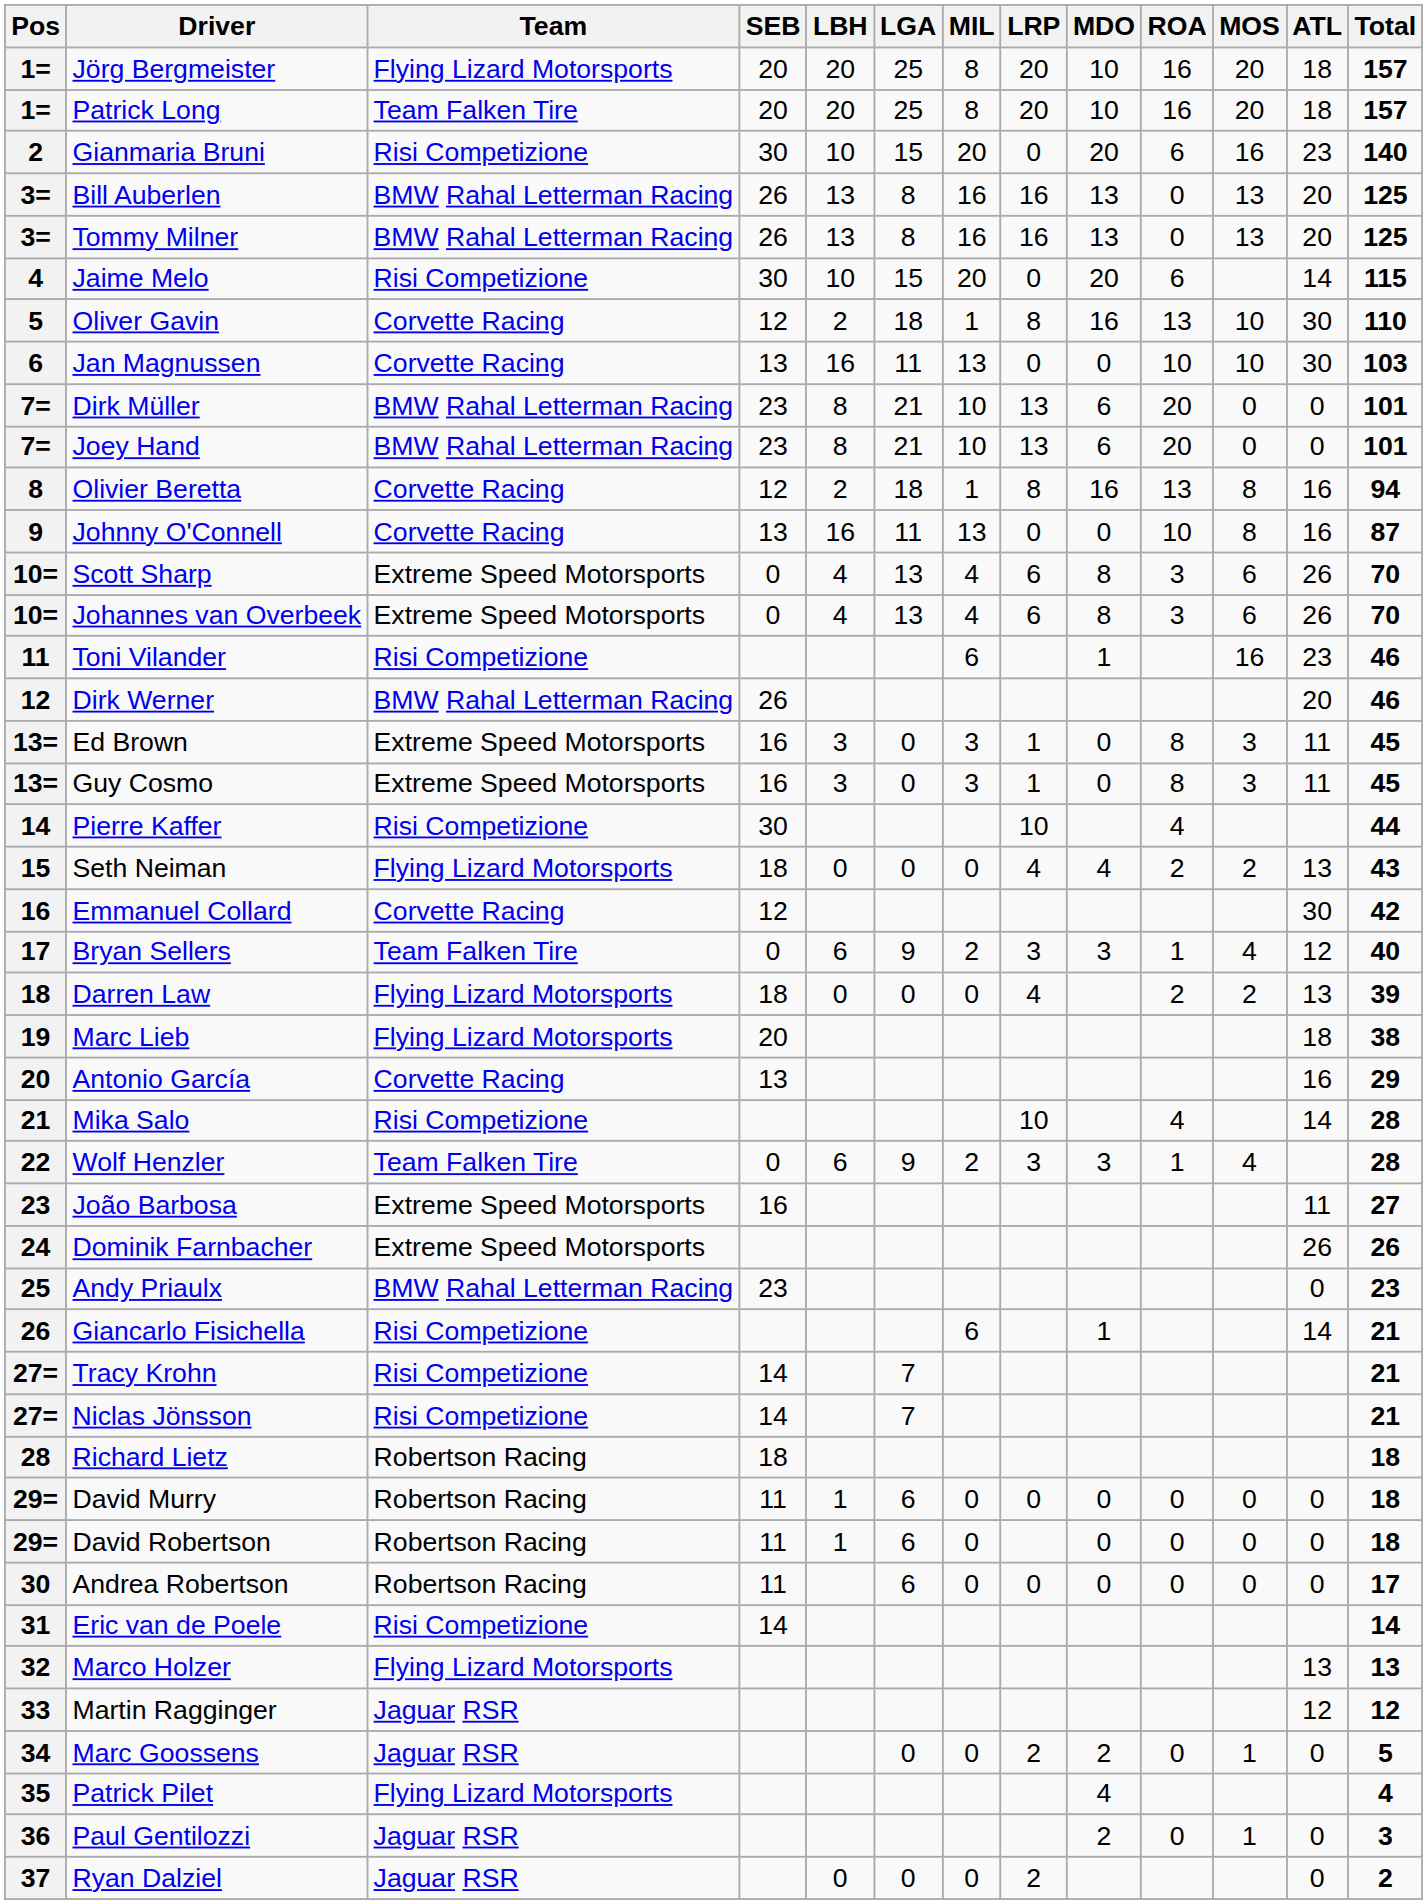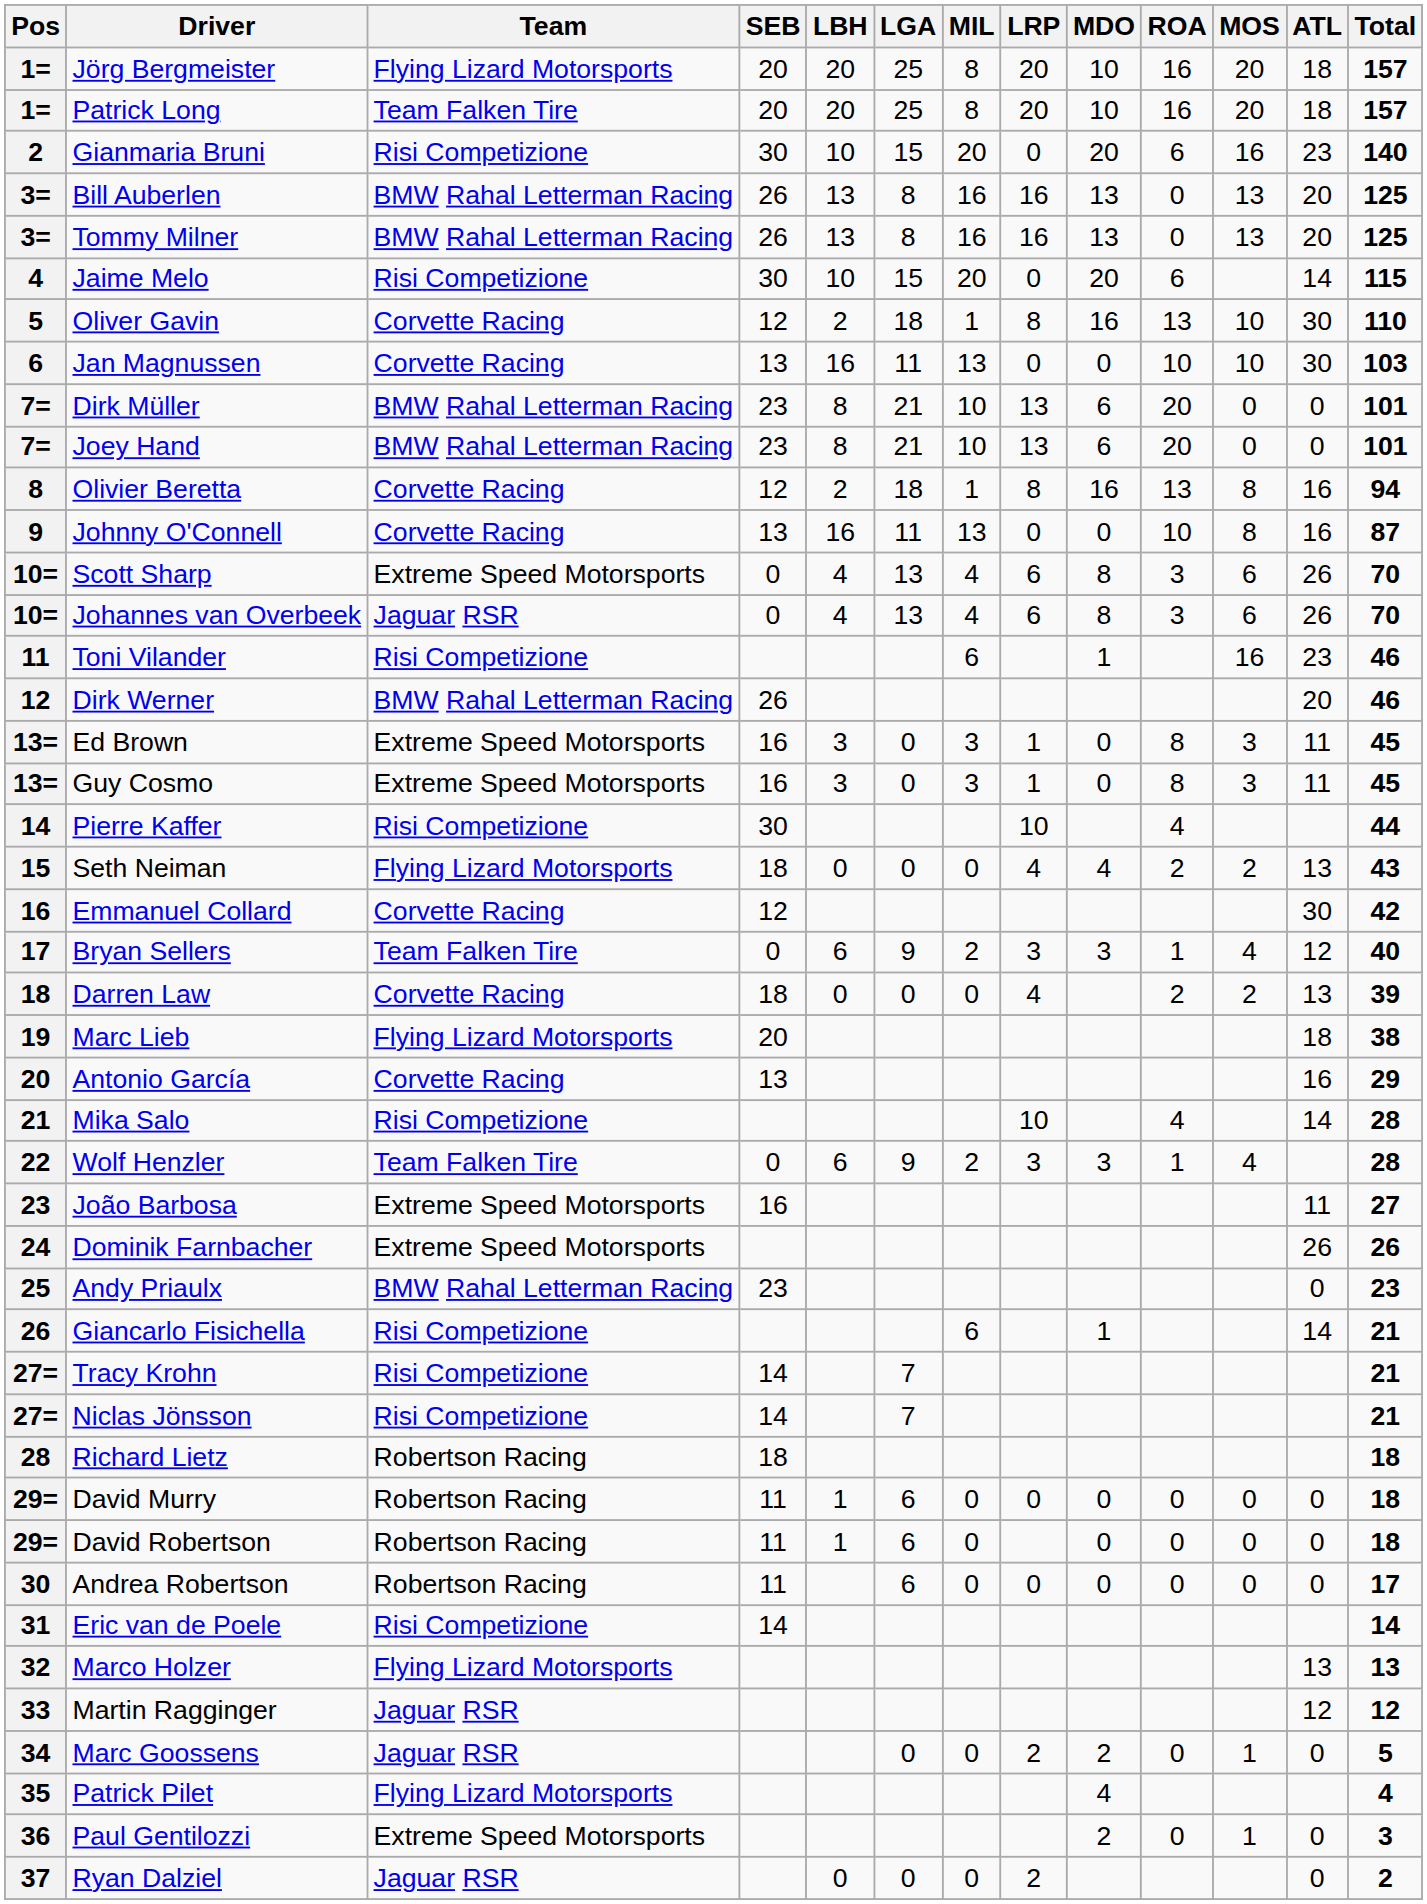(539, 616) Extreme Speed Motorsports -> (446, 616) Jaguar RSR
(523, 994) Flying Lizard Motorsports -> (469, 994) Corvette Racing
(446, 1836) Jaguar RSR -> (539, 1836) Extreme Speed Motorsports
